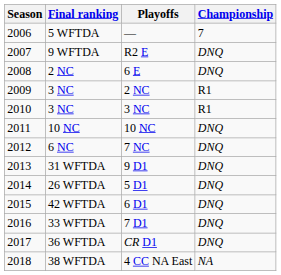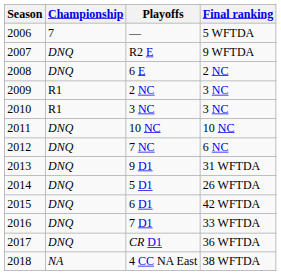columns swapped: (83, 14) <-> (235, 14)
